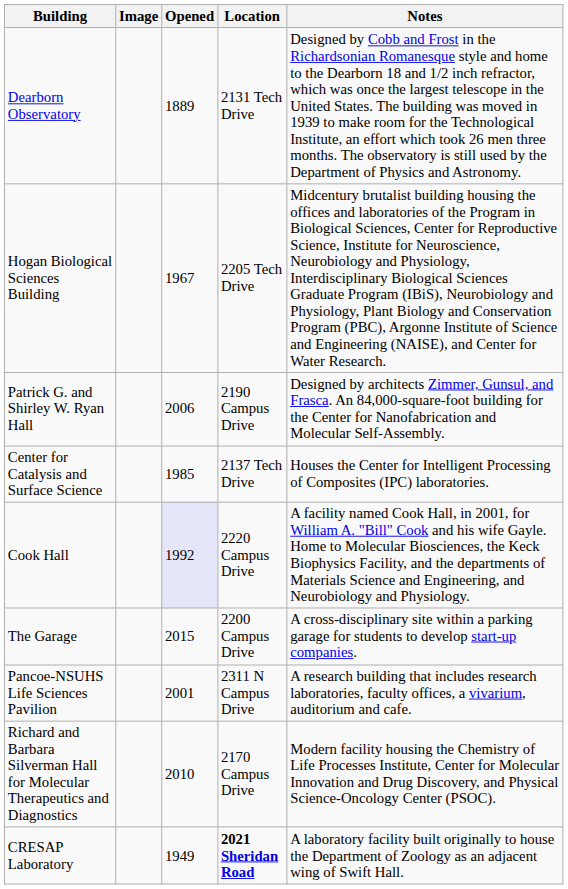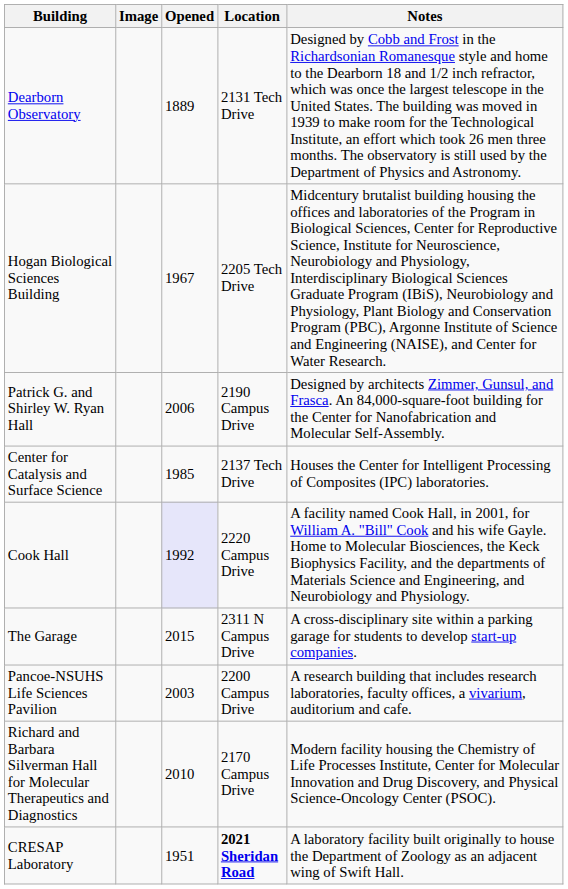(245, 636) 2200 Campus Drive -> (245, 636) 2311 N Campus Drive
(180, 692) 2001 -> (180, 692) 2003
(245, 692) 2311 N Campus Drive -> (245, 692) 2200 Campus Drive
(180, 855) 1949 -> (180, 855) 1951
